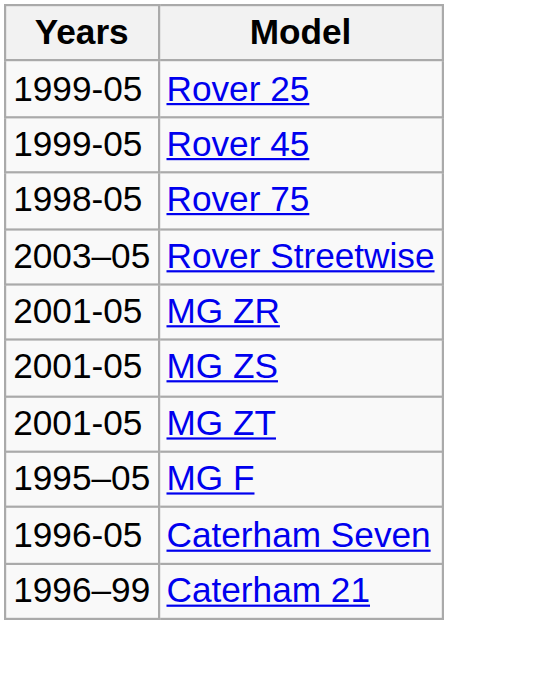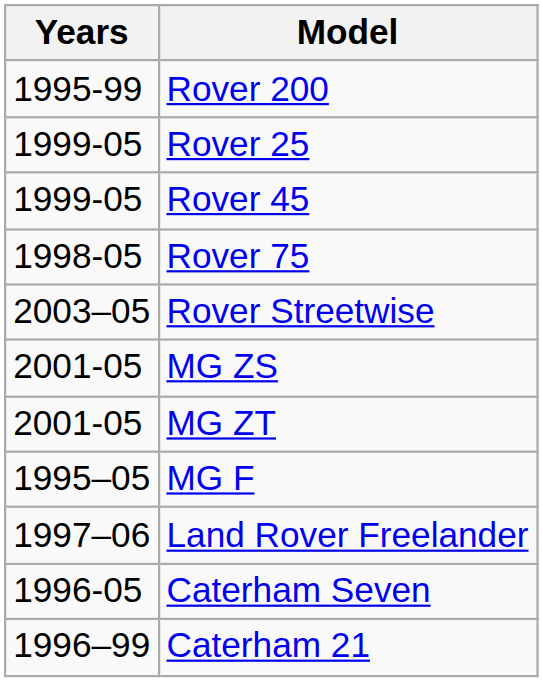+ row: (248, 88)
- row: (223, 311)
+ row: (347, 534)
